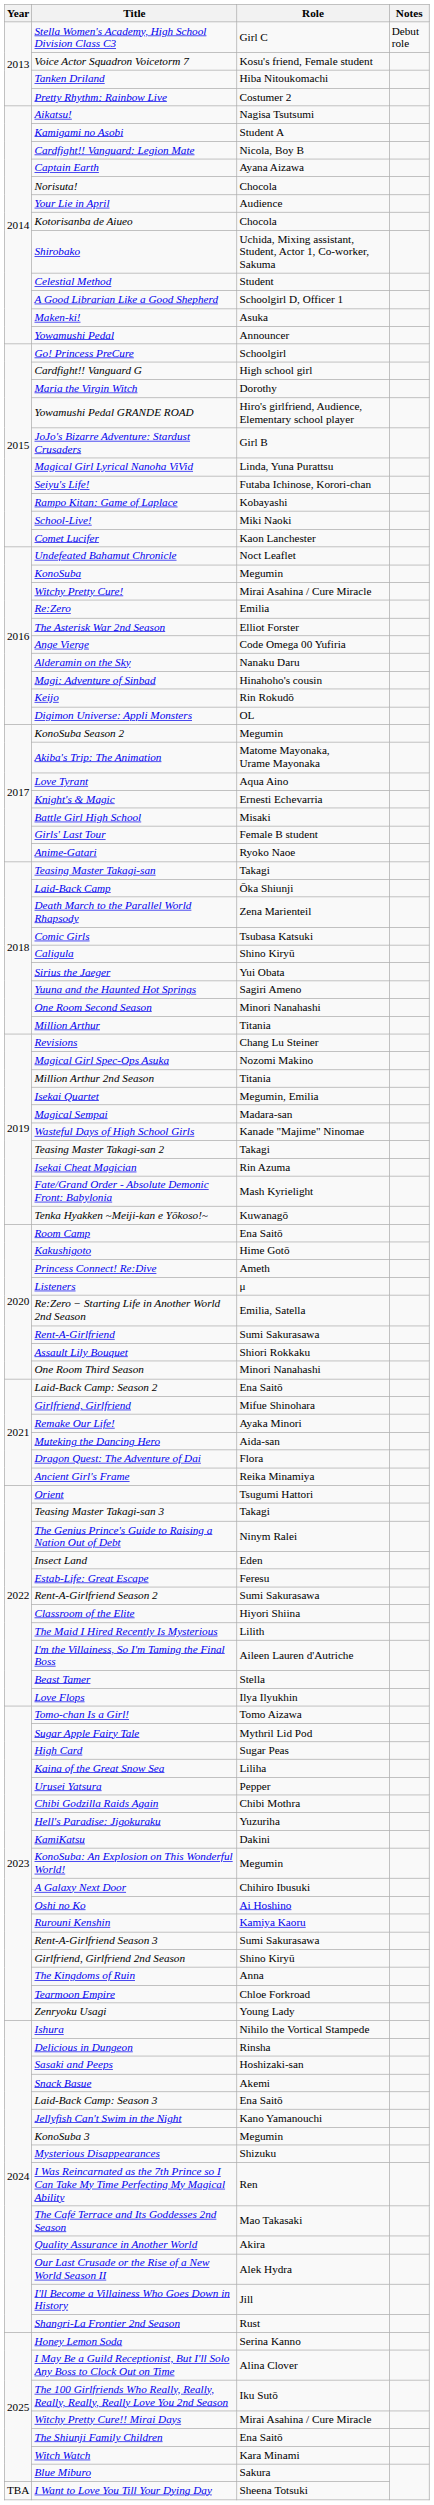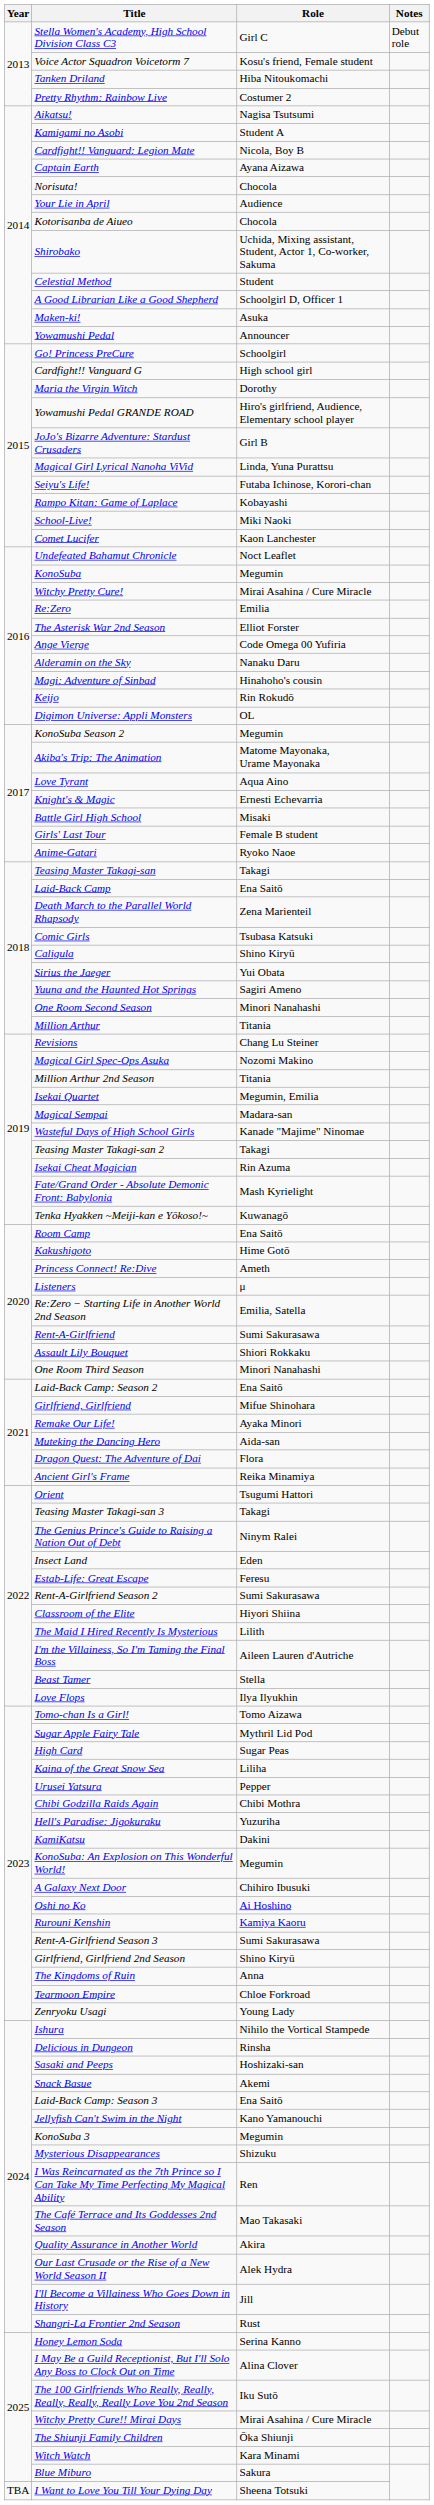(266, 888) Ōka Shiunji -> (261, 888) Ena Saitō
(261, 2437) Ena Saitō -> (266, 2437) Ōka Shiunji
